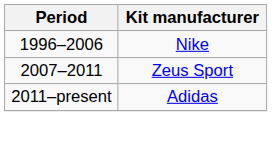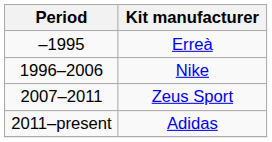+ row: (192, 44)
